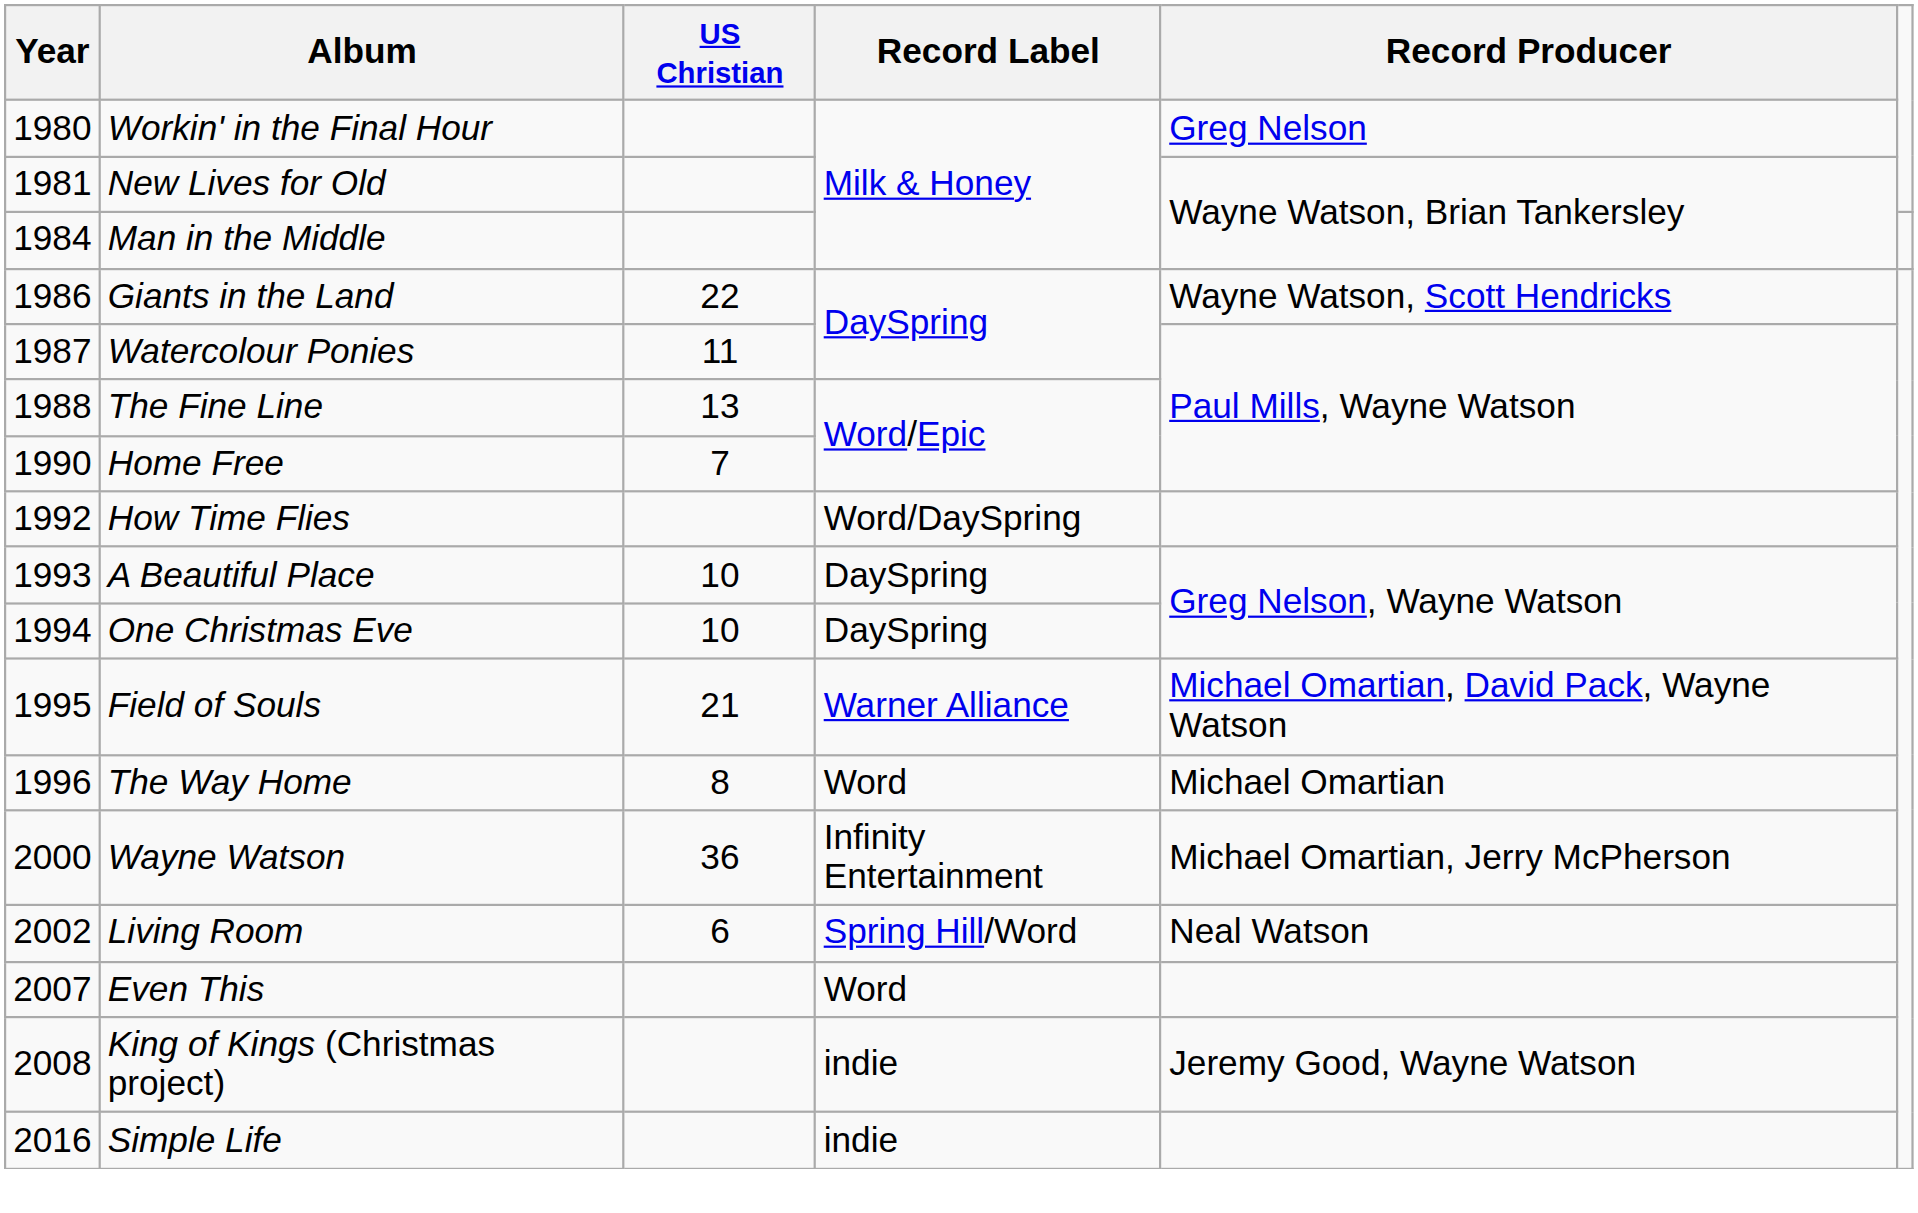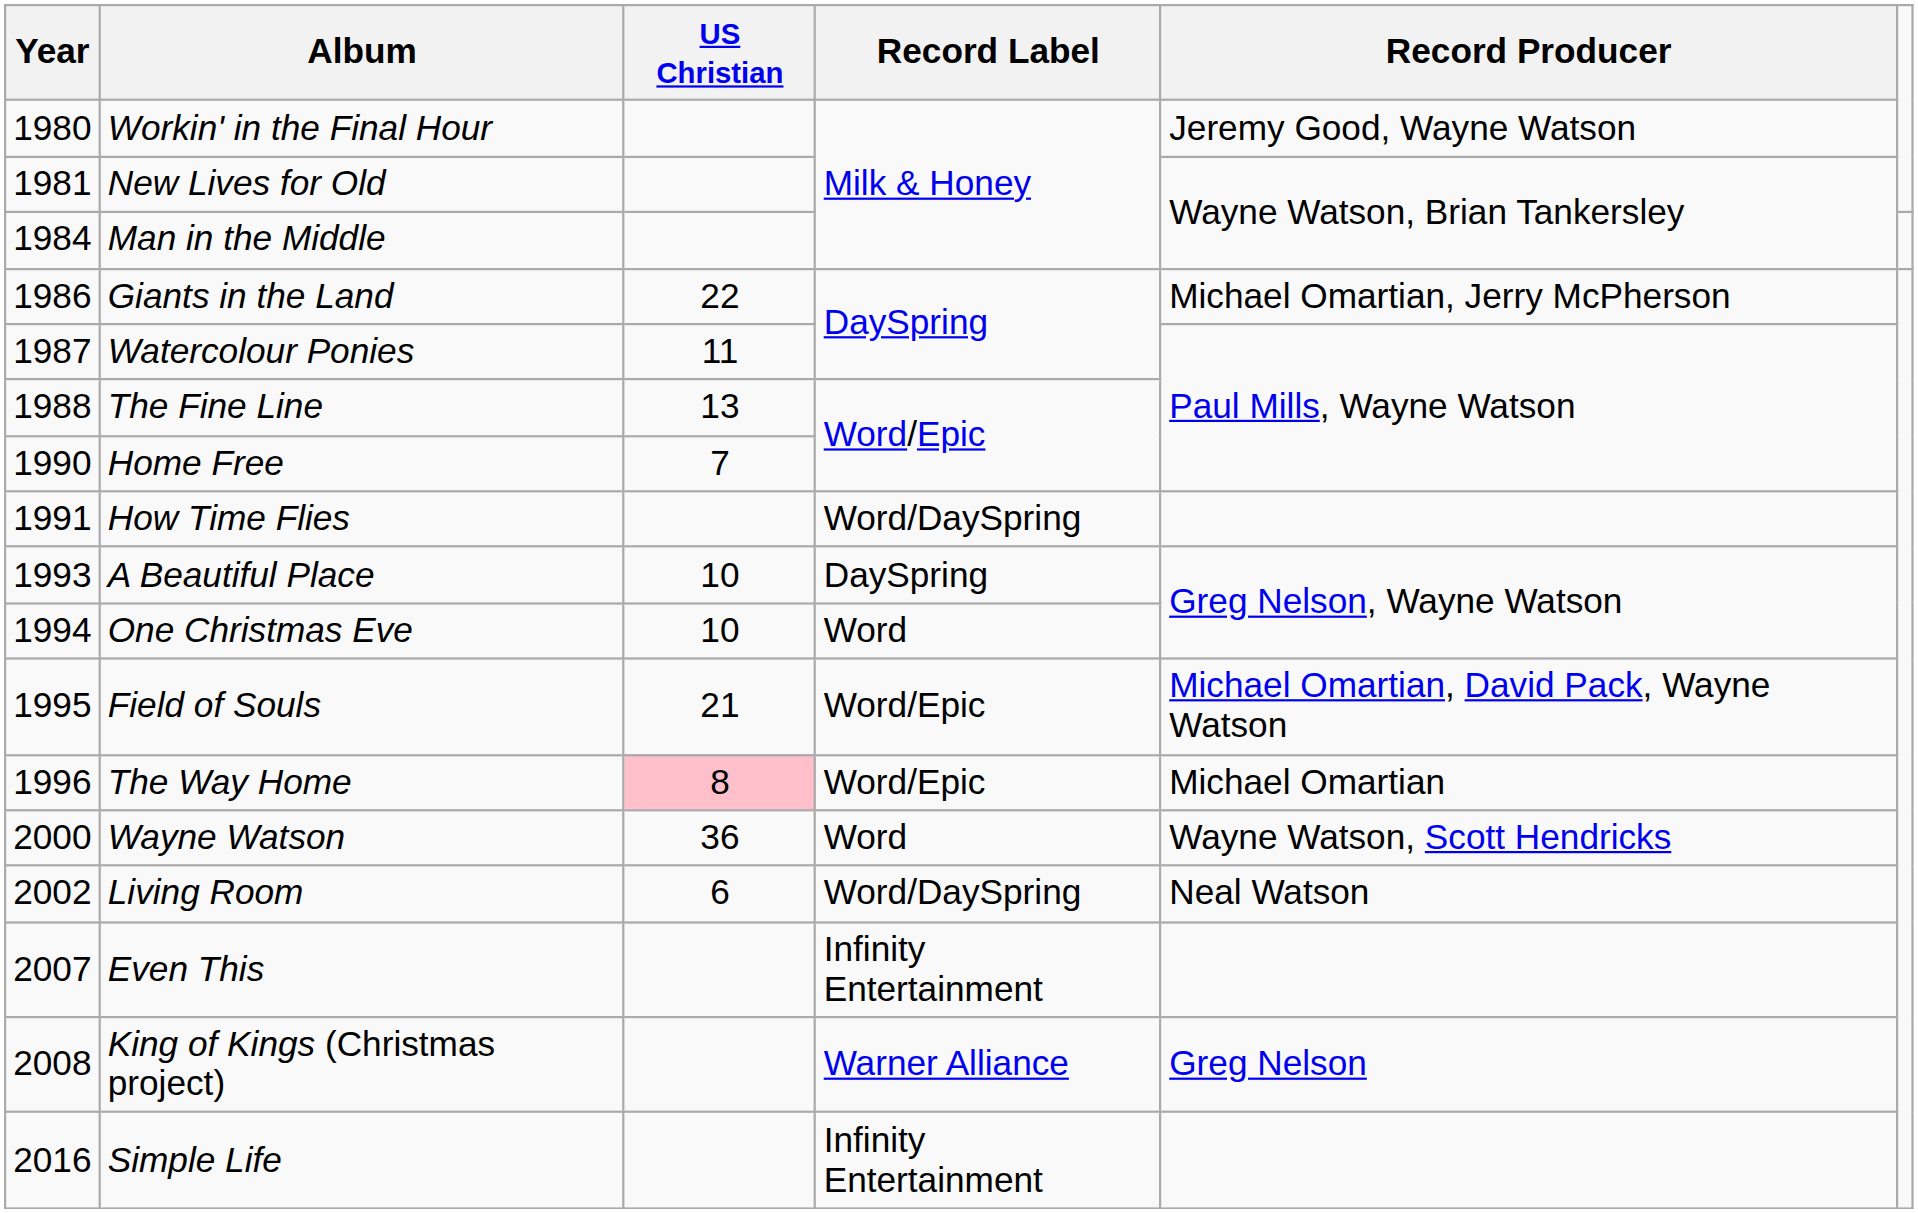(1268, 127) Greg Nelson -> (1403, 127) Jeremy Good, Wayne Watson
(1420, 295) Wayne Watson, Scott Hendricks -> (1450, 295) Michael Omartian, Jerry McPherson
(52, 518) 1992 -> (52, 518) 1991
(906, 630) DaySpring -> (865, 630) Word
(946, 705) Warner Alliance -> (905, 705) Word/Epic
(720, 781) no background -> (720, 781) pink background
(865, 781) Word -> (905, 781) Word/Epic
(933, 857) Infinity Entertainment -> (865, 837) Word
(1450, 857) Michael Omartian, Jerry McPherson -> (1420, 837) Wayne Watson, Scott Hendricks
(951, 932) Spring Hill/Word -> (953, 893) Word/DaySpring
(865, 988) Word -> (933, 968) Infinity Entertainment
(861, 1064) indie -> (946, 1064) Warner Alliance
(1403, 1064) Jeremy Good, Wayne Watson -> (1268, 1064) Greg Nelson
(861, 1139) indie -> (933, 1159) Infinity Entertainment
